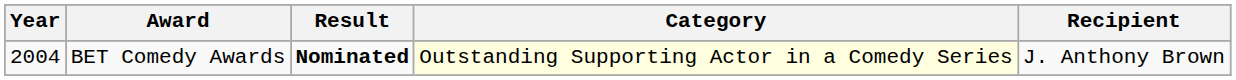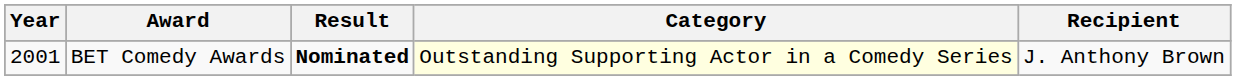(35, 58) 2004 -> (35, 58) 2001
